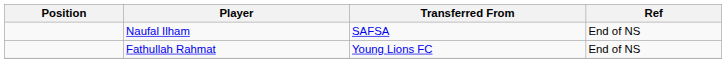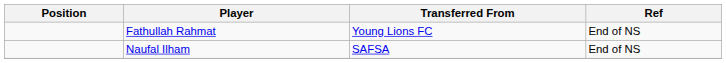rows swapped: (171, 49) <-> (158, 31)
